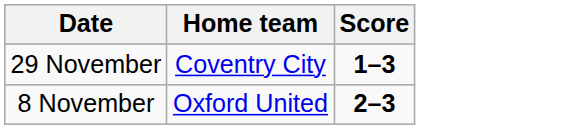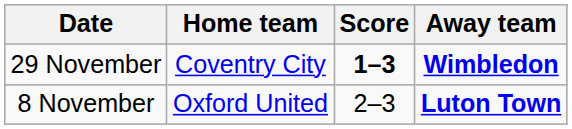+ column: (491, 24)
(374, 104) bold -> (374, 104) normal
